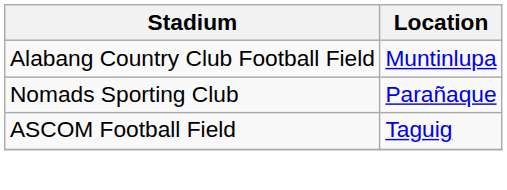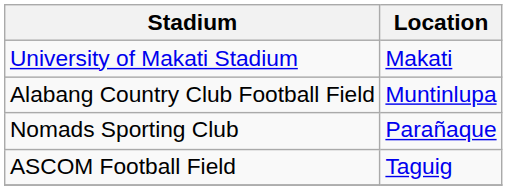+ row: (154, 58)
